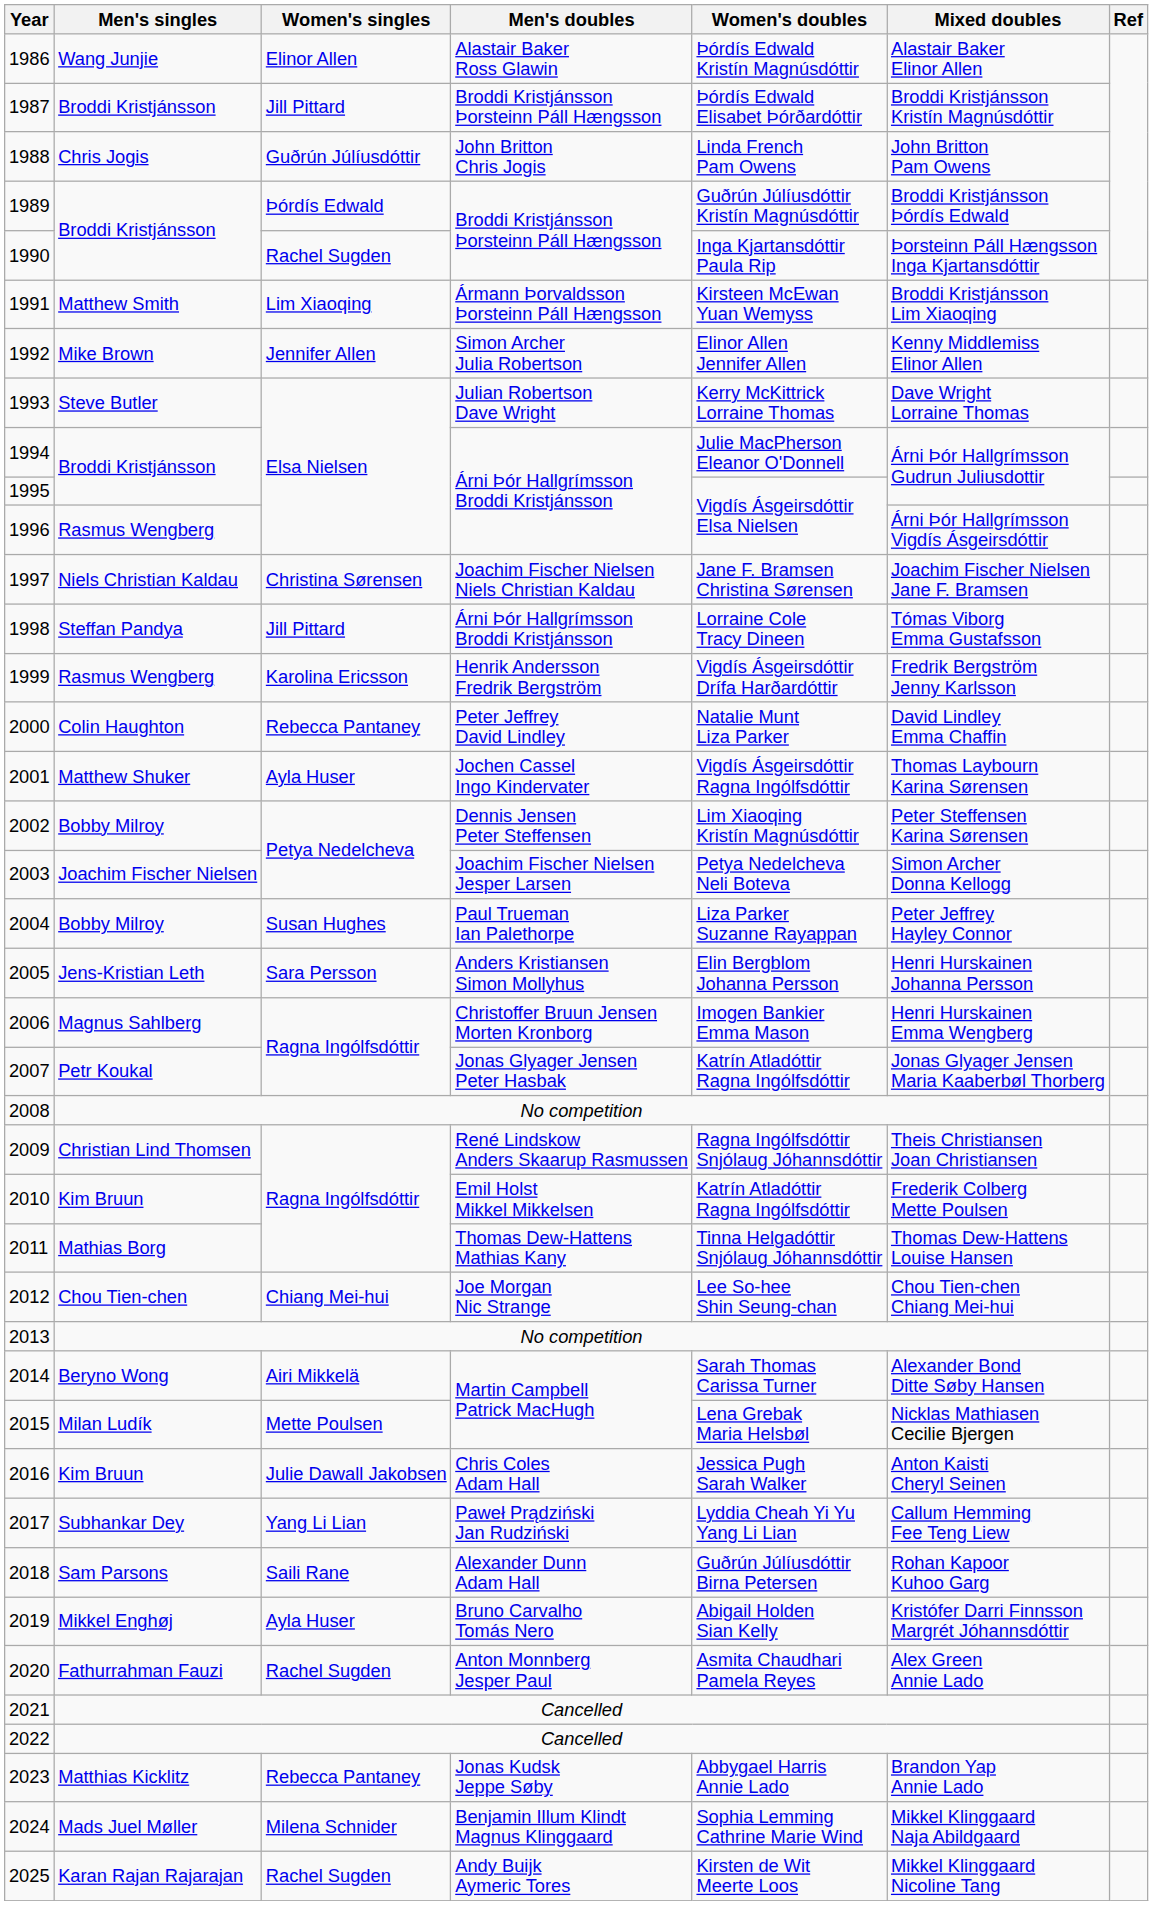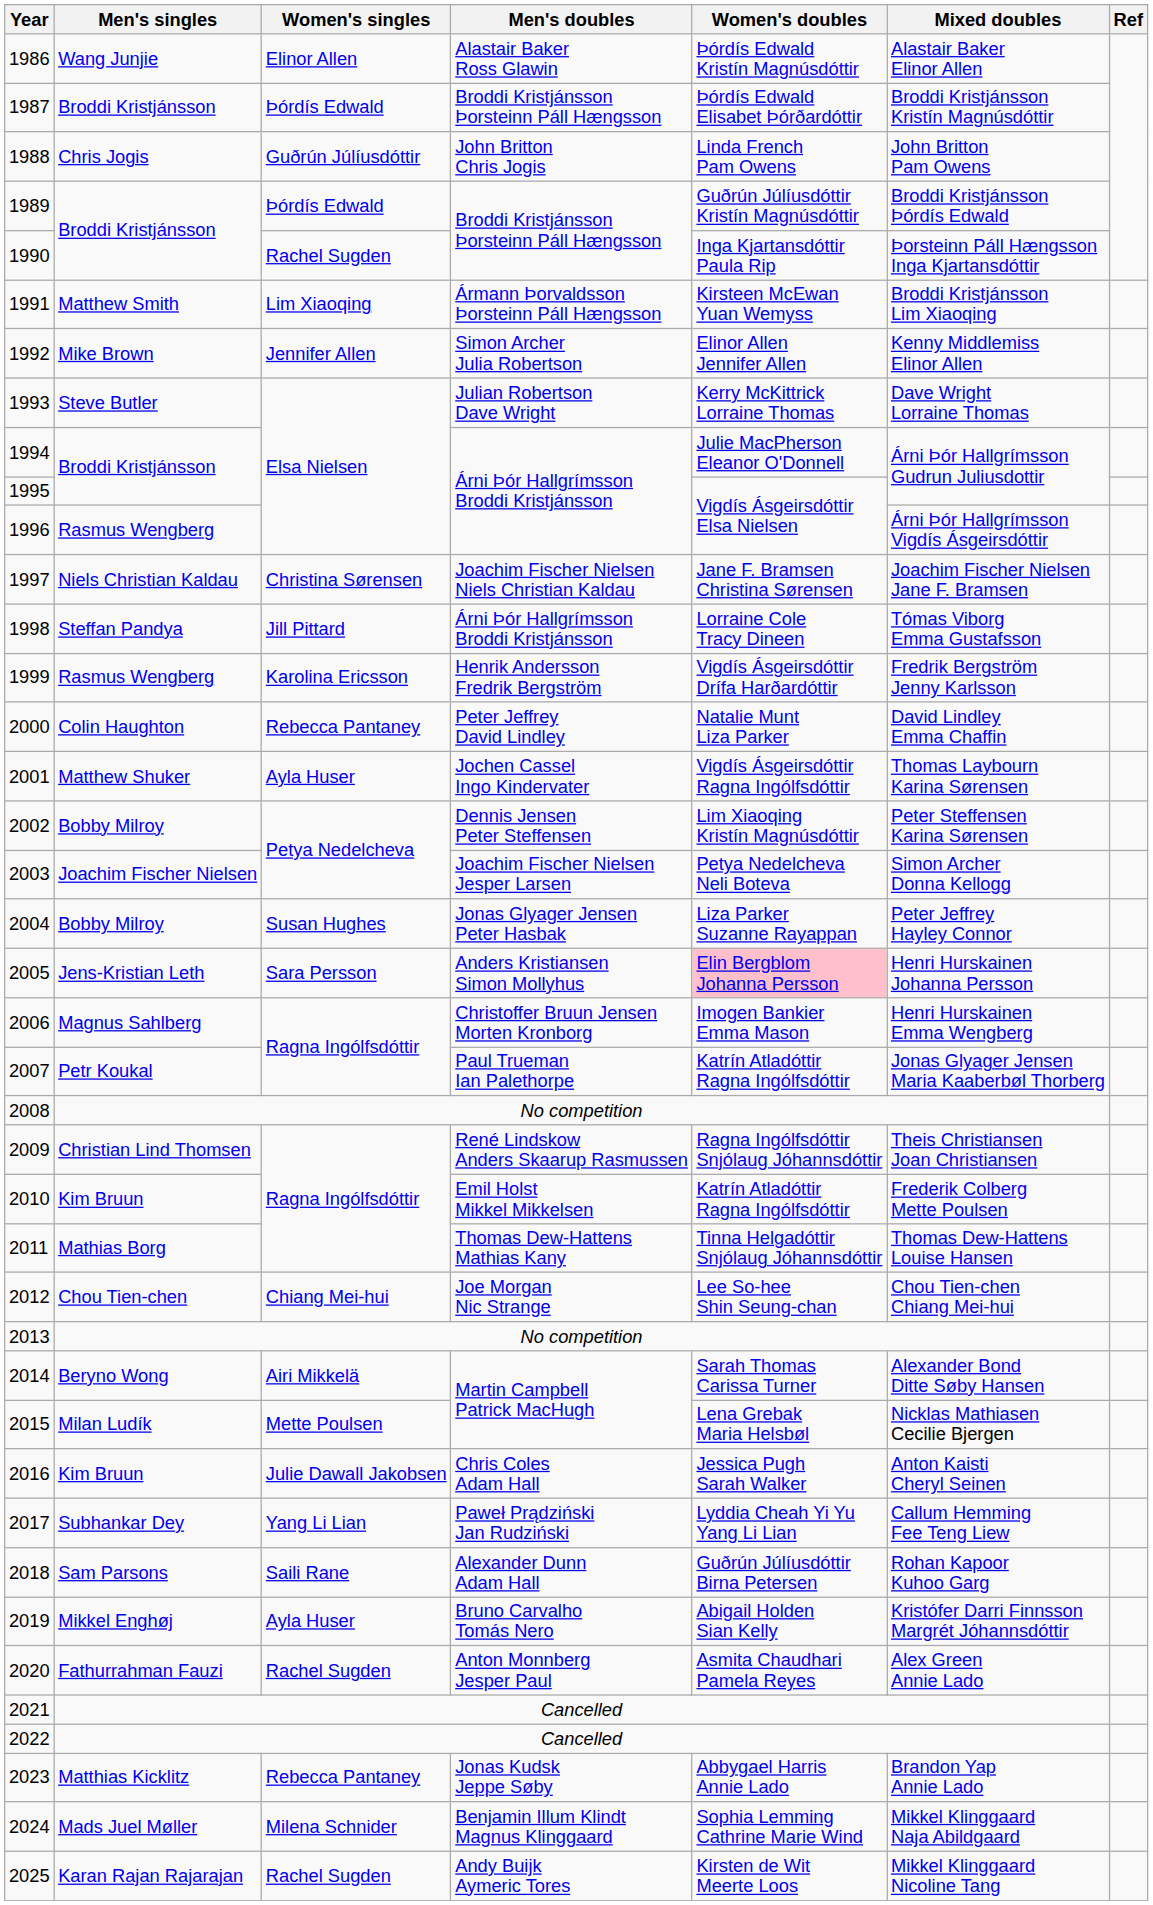(305, 108) Jill Pittard -> (325, 108) Þórdís Edwald
(515, 924) Paul Trueman Ian Palethorpe -> (546, 924) Jonas Glyager Jensen Peter Hasbak
(768, 973) no background -> (768, 973) pink background
(546, 1072) Jonas Glyager Jensen Peter Hasbak -> (515, 1072) Paul Trueman Ian Palethorpe
